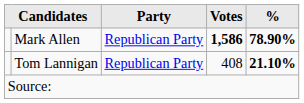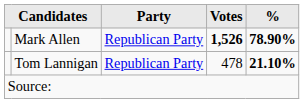(227, 40) 1,586 -> (227, 40) 1,526
(232, 63) 408 -> (232, 63) 478
